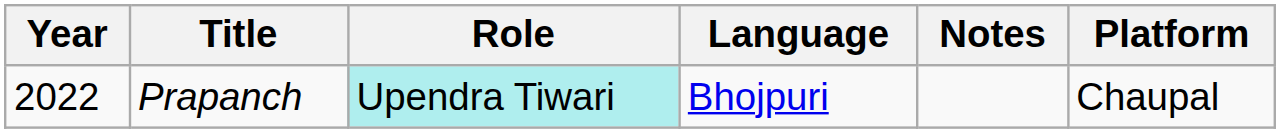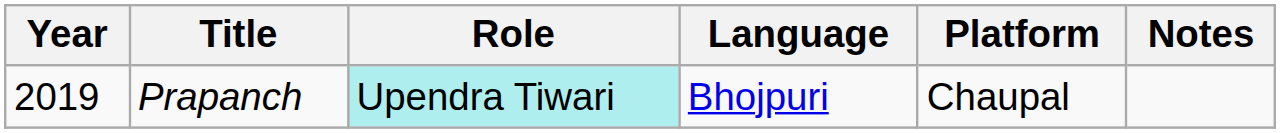columns swapped: (1172, 34) <-> (993, 34)
(57, 95) 2022 -> (57, 95) 2019
